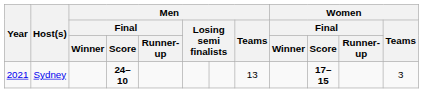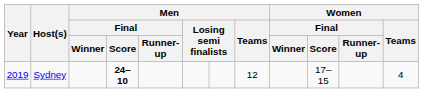(18, 75) 2021 -> (18, 75) 2019
(252, 75) 13 -> (252, 75) 12
(323, 75) bold -> (323, 75) normal
(401, 75) 3 -> (401, 75) 4
